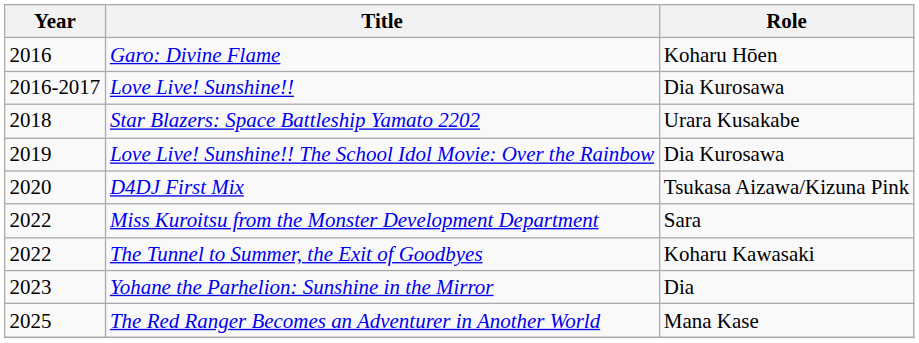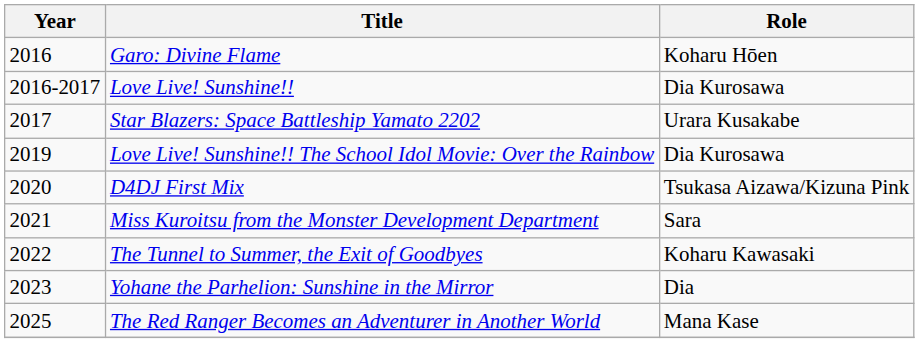(30, 120) 2018 -> (30, 120) 2017
(30, 220) 2022 -> (30, 220) 2021
